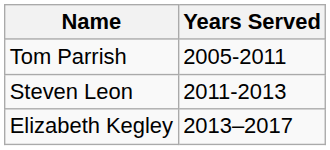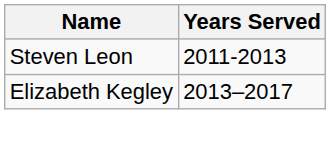- row: (68, 56)
